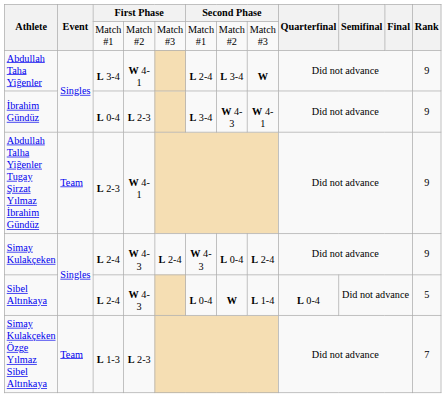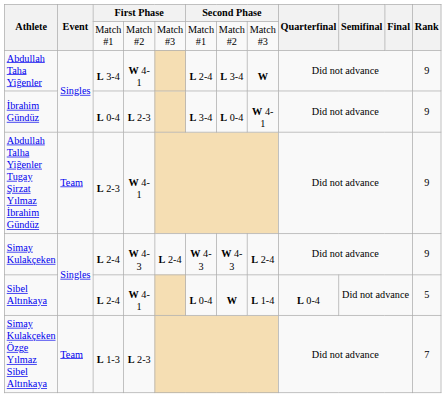(232, 118) W 4-3 -> (232, 118) L 0-4
(232, 260) L 0-4 -> (232, 260) W 4-3
(139, 301) W 4-3 -> (139, 301) W 4-1
